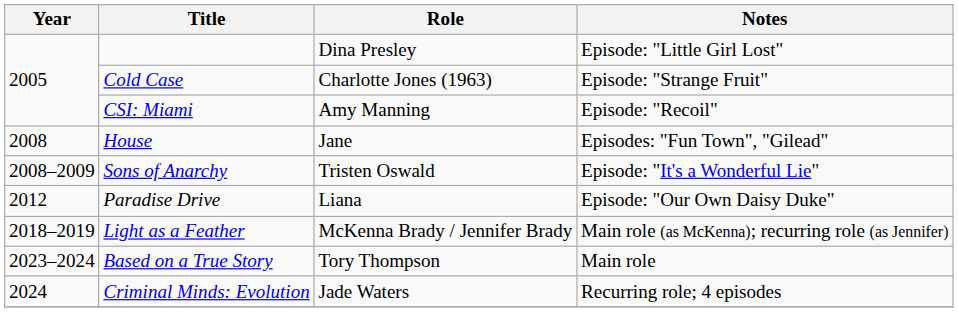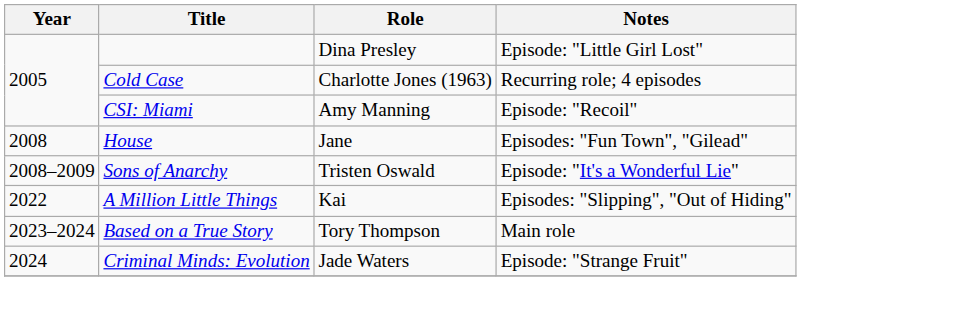(674, 79) Episode: "Strange Fruit" -> (601, 79) Recurring role; 4 episodes
- row: (162, 200)
- row: (174, 230)
+ row: (190, 200)
(681, 291) Recurring role; 4 episodes -> (594, 261) Episode: "Strange Fruit"
